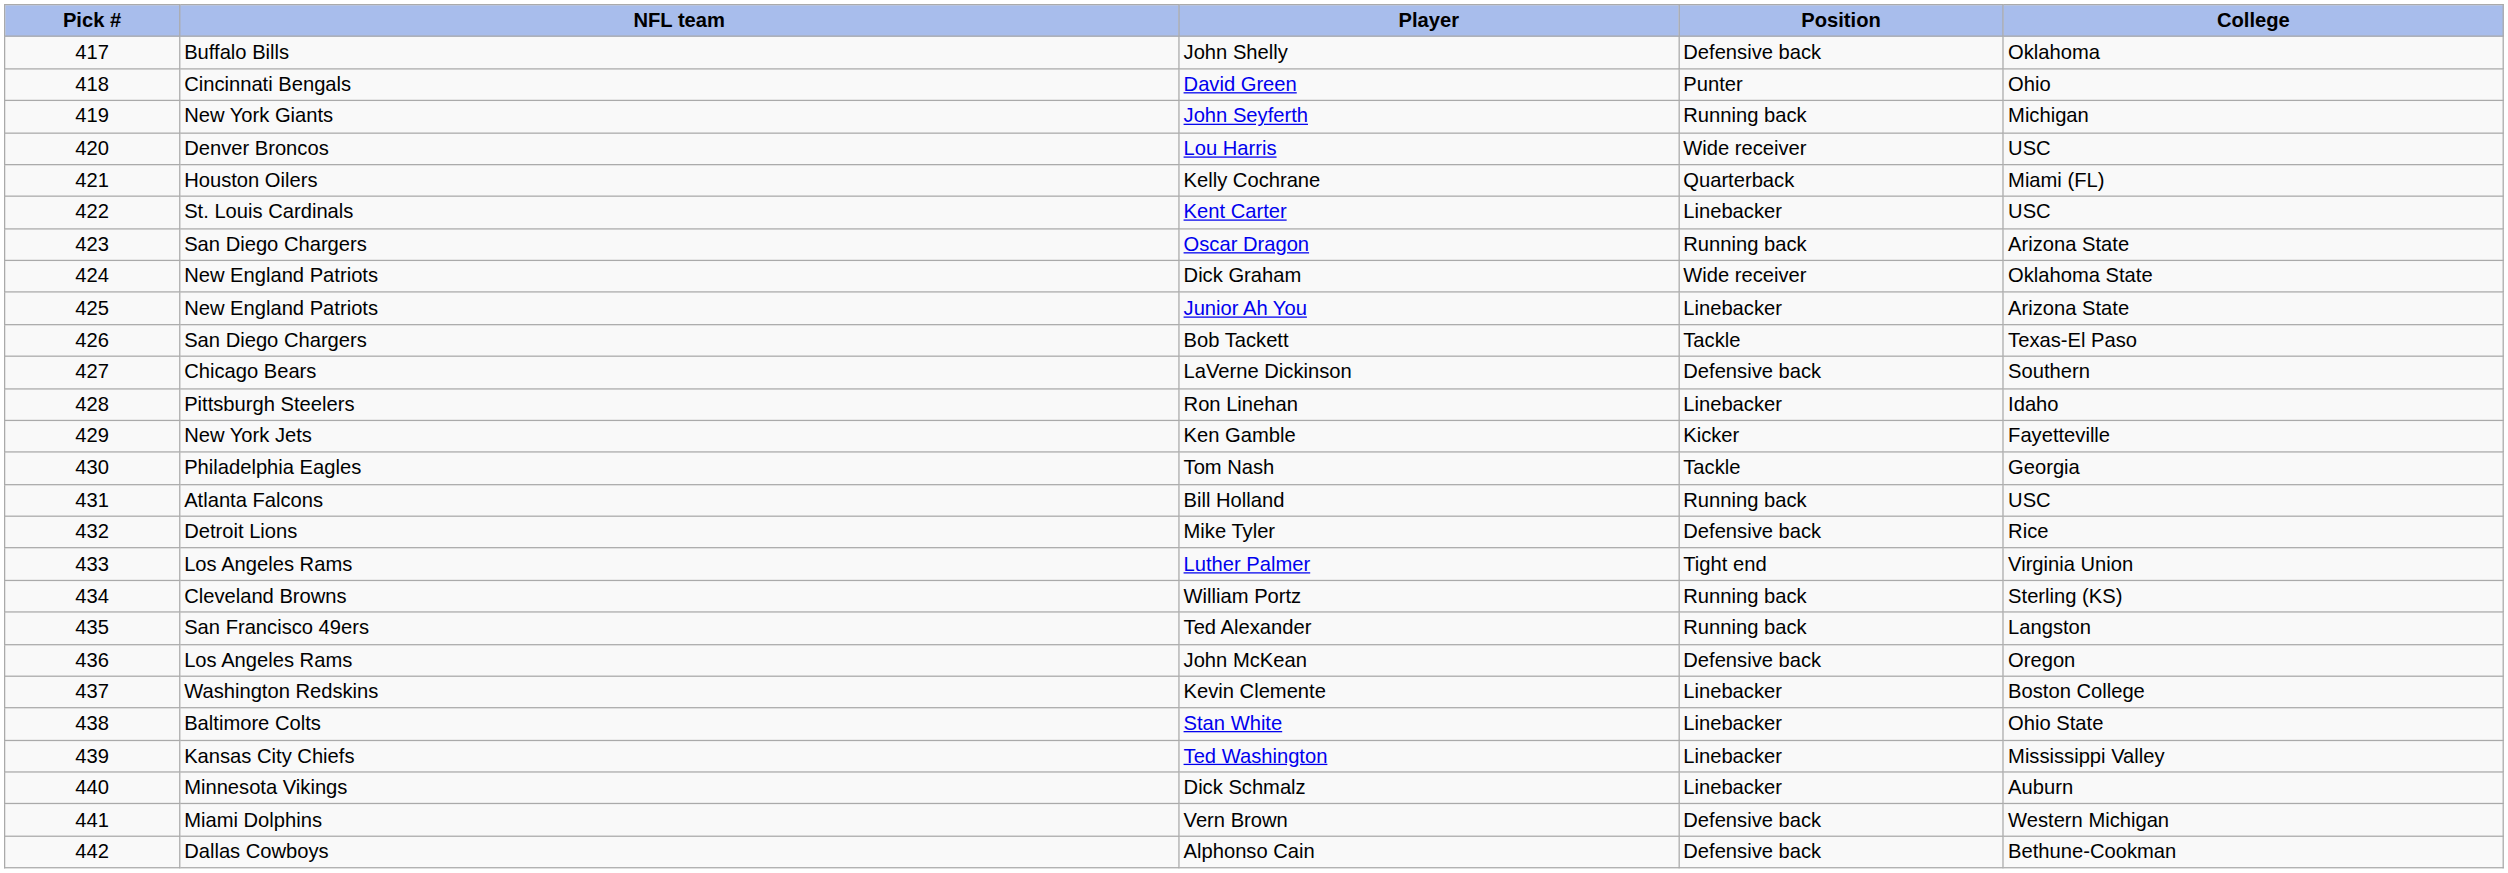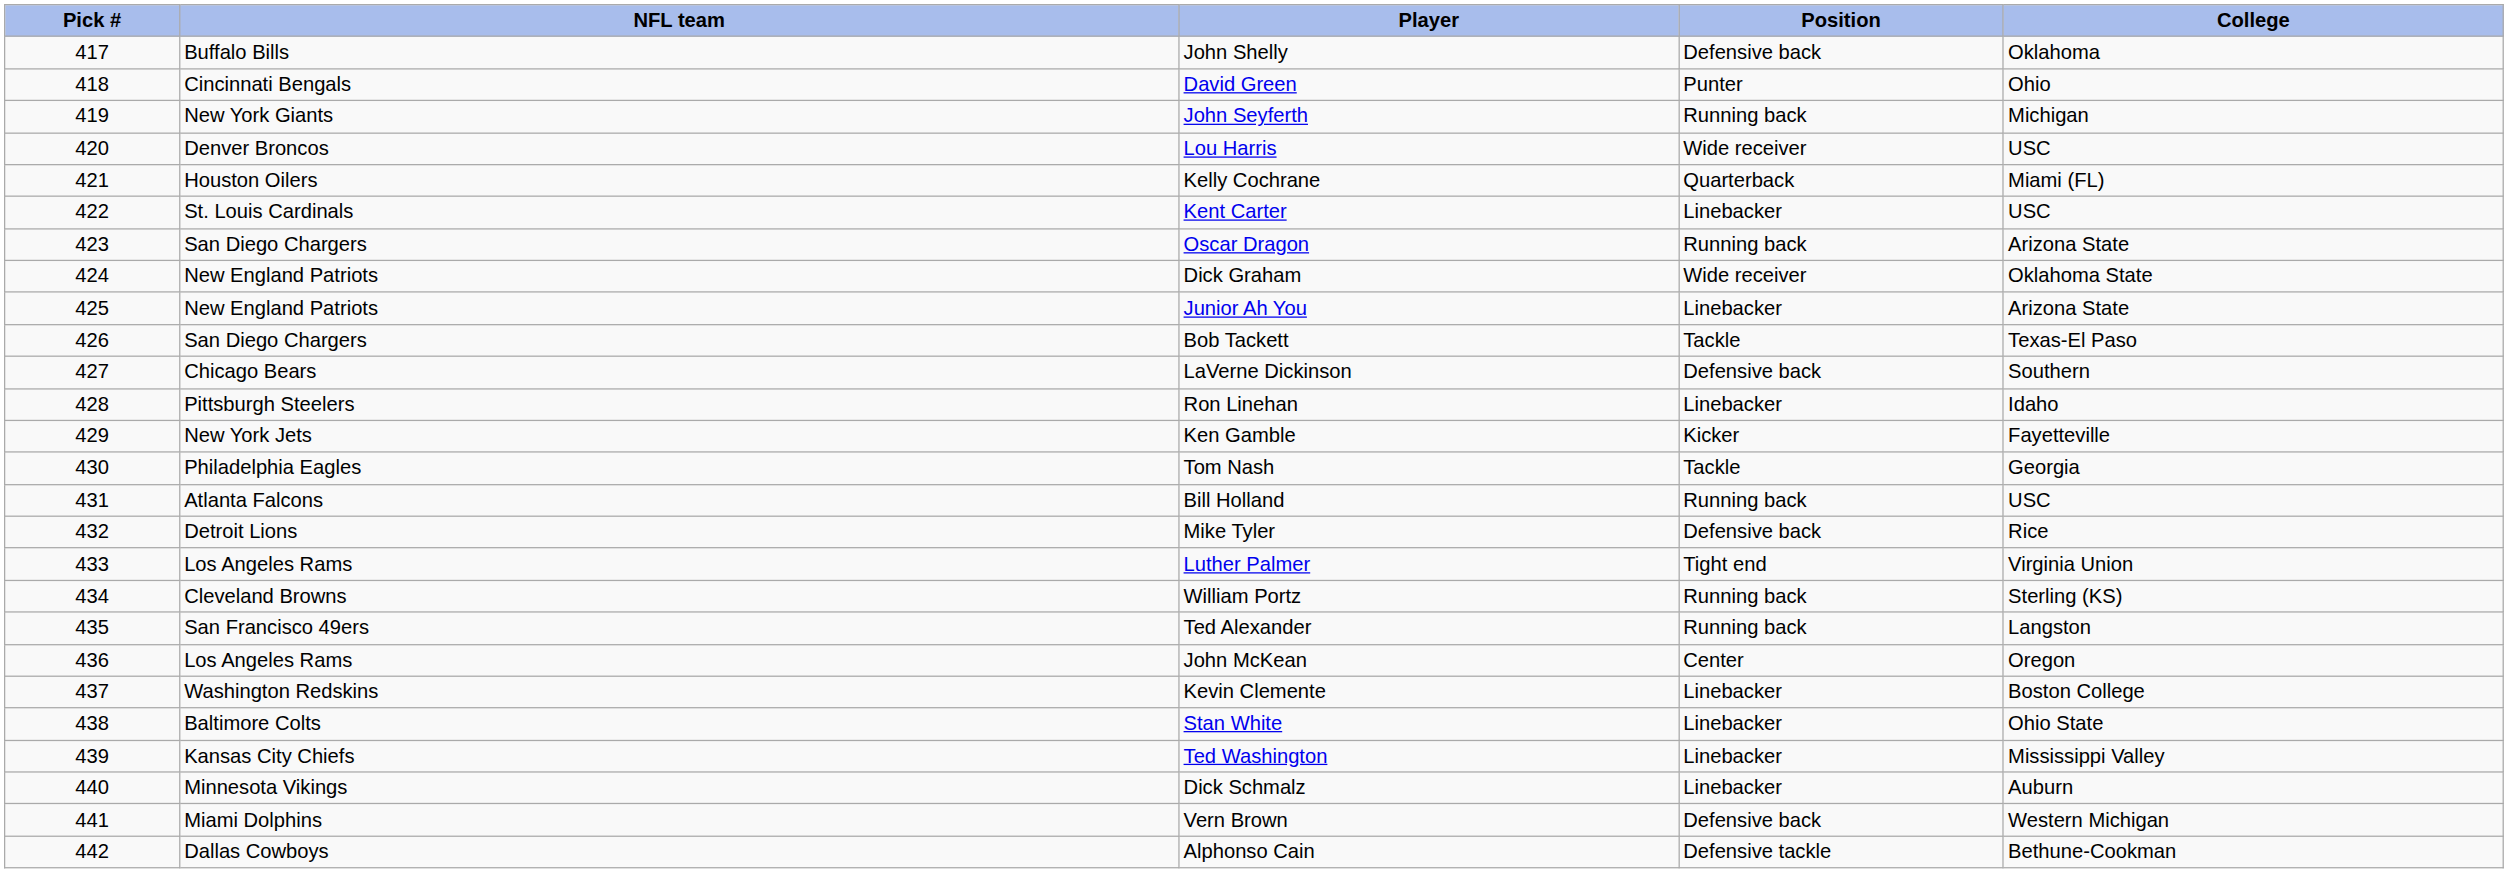(1752, 659) Defensive back -> (1714, 659) Center
(1752, 851) Defensive back -> (1757, 851) Defensive tackle
